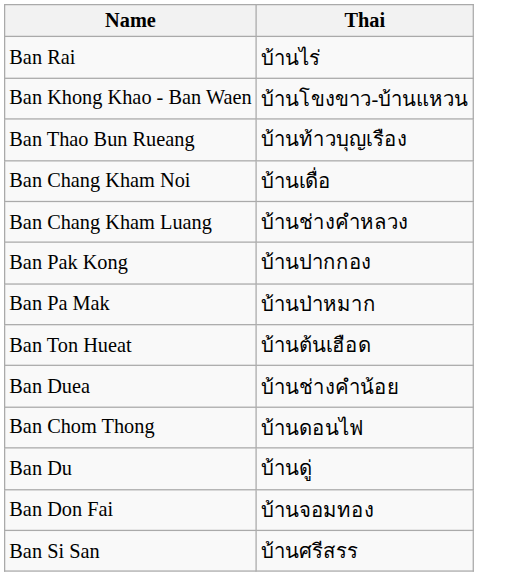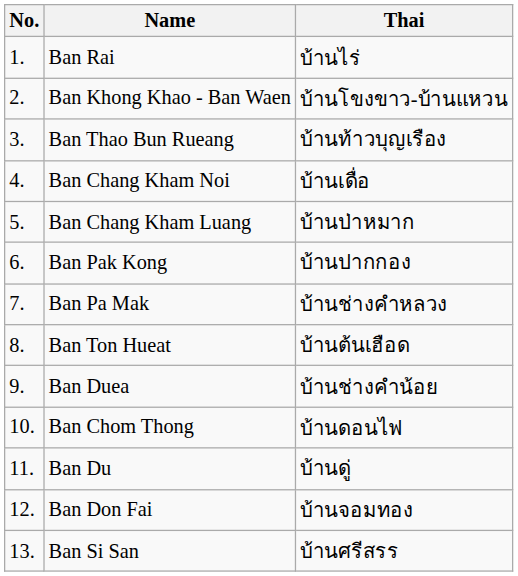+ column: (24, 20)
(335, 222) บ้านช่างคำหลวง -> (357, 222) บ้านป่าหมาก
(318, 304) บ้านป่าหมาก -> (374, 304) บ้านช่างคำหลวง
